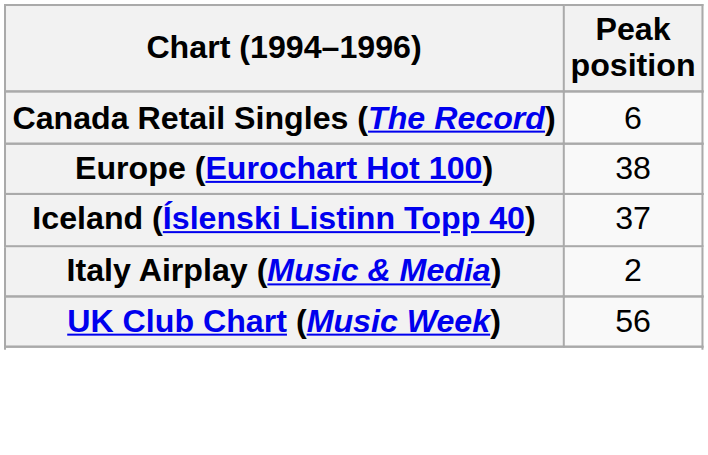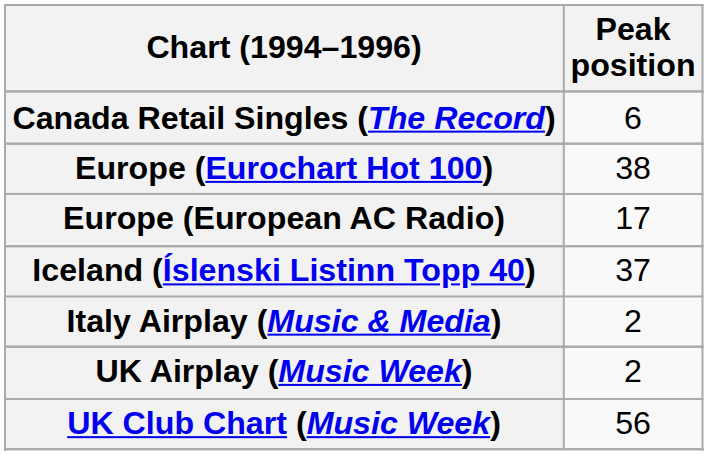+ row: (284, 219)
+ row: (284, 372)
